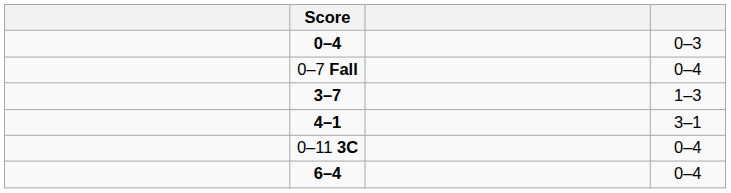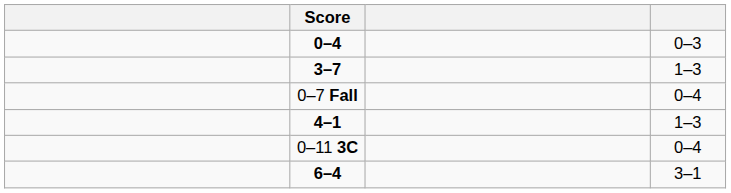rows swapped: (327, 95) <-> (327, 69)
(688, 122) 3–1 -> (688, 122) 1–3
(688, 174) 0–4 -> (688, 174) 3–1
